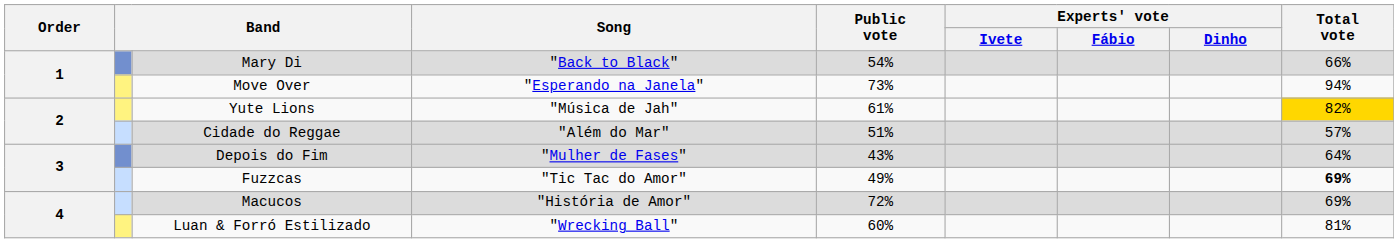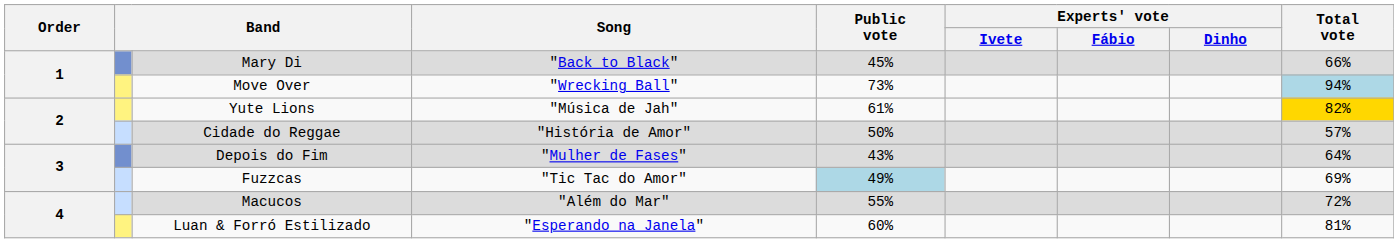(880, 63) 54% -> (880, 63) 45%
(614, 86) "Esperando na Janela" -> (614, 86) "Wrecking Ball"
(1338, 86) no background -> (1338, 86) lightblue background
(614, 133) "Além do Mar" -> (614, 133) "História de Amor"
(880, 133) 51% -> (880, 133) 50%
(880, 179) no background -> (880, 179) lightblue background
(1338, 179) bold -> (1338, 179) normal
(614, 203) "História de Amor" -> (614, 203) "Além do Mar"
(880, 203) 72% -> (880, 203) 55%
(1338, 203) 69% -> (1338, 203) 72%
(614, 226) "Wrecking Ball" -> (614, 226) "Esperando na Janela"
